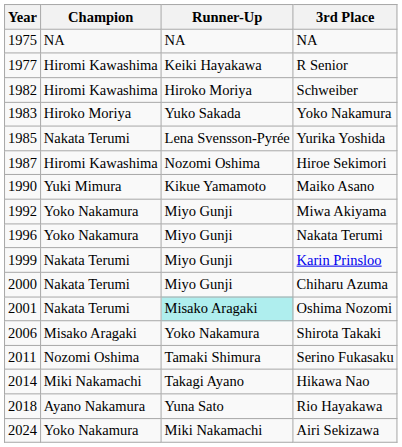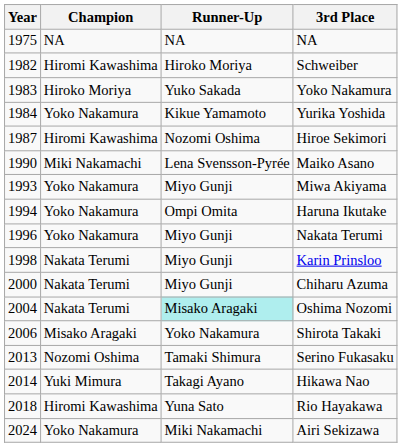- row: (322, 65)
(22, 138) 1985 -> (22, 114) 1984
(87, 138) Nakata Terumi -> (91, 114) Yoko Nakamura
(227, 138) Lena Svensson-Pyrée -> (215, 114) Kikue Yamamoto
(83, 187) Yuki Mimura -> (93, 162) Miki Nakamachi
(215, 187) Kikue Yamamoto -> (227, 162) Lena Svensson-Pyrée
(22, 211) 1992 -> (22, 187) 1993
+ row: (342, 211)
(22, 260) 1999 -> (22, 260) 1998
(22, 308) 2001 -> (22, 308) 2004
(22, 357) 2011 -> (22, 357) 2013
(93, 381) Miki Nakamachi -> (83, 381) Yuki Mimura
(94, 406) Ayano Nakamura -> (101, 406) Hiromi Kawashima
